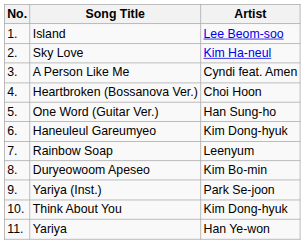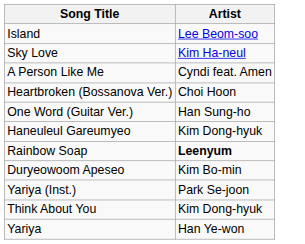- column: (17, 14)
(229, 151) normal -> (205, 151) bold
